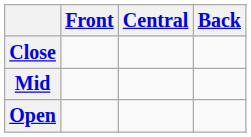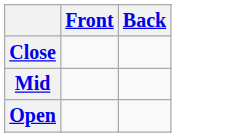- column: (156, 20)
